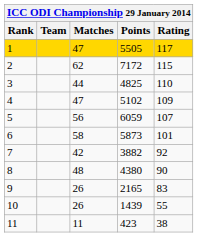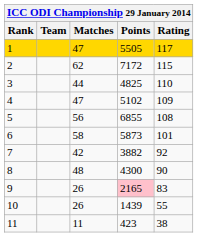(131, 118) 6059 -> (131, 118) 6855
(165, 118) 107 -> (165, 118) 108
(131, 170) 4380 -> (131, 170) 4300
(131, 188) no background -> (131, 188) pink background
